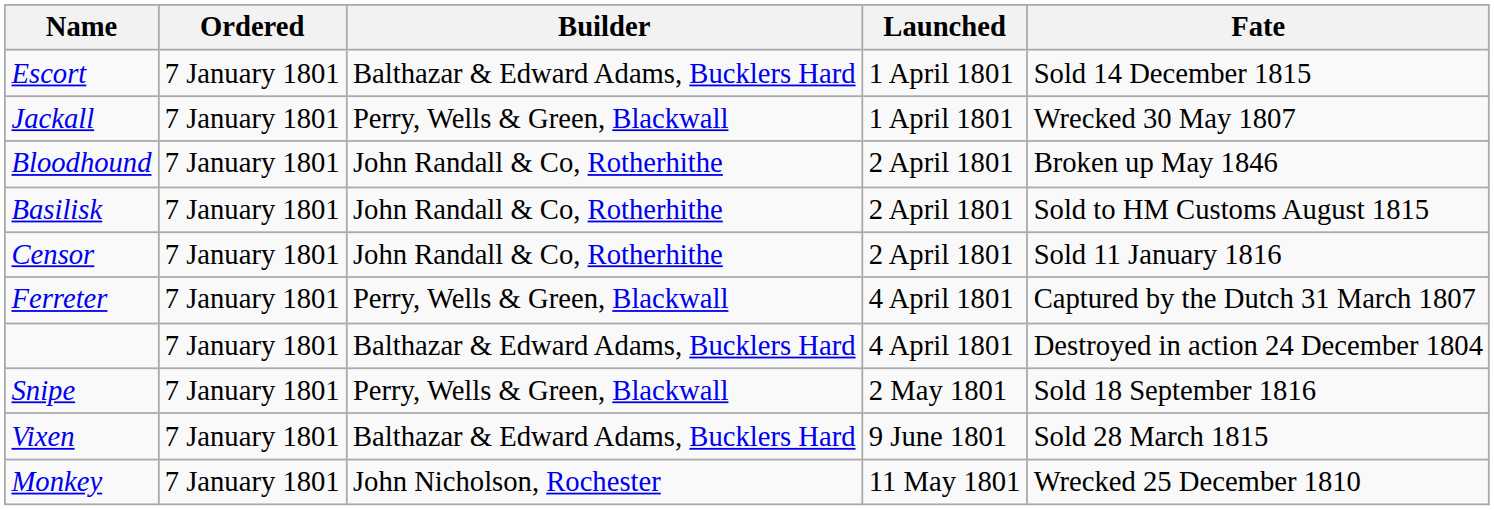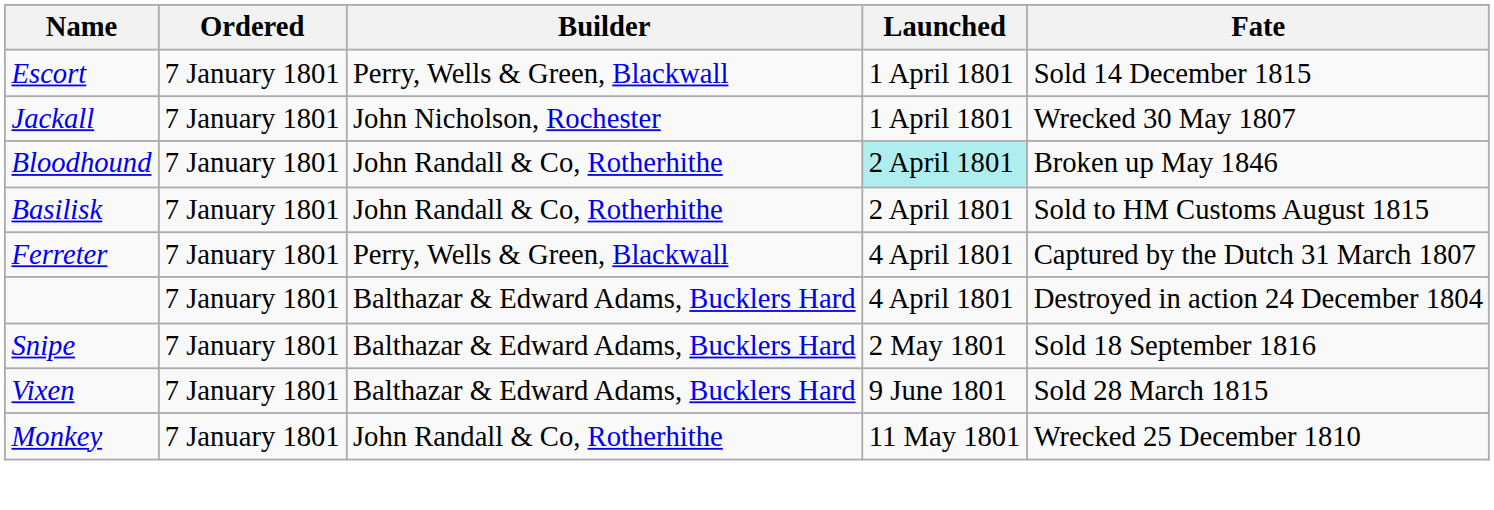(604, 72) Balthazar & Edward Adams, Bucklers Hard -> (541, 72) Perry, Wells & Green, Blackwall
(541, 118) Perry, Wells & Green, Blackwall -> (507, 118) John Nicholson, Rochester
(941, 163) no background -> (941, 163) paleturquoise background
- row: (53, 254)
(541, 390) Perry, Wells & Green, Blackwall -> (604, 345) Balthazar & Edward Adams, Bucklers Hard
(507, 481) John Nicholson, Rochester -> (538, 436) John Randall & Co, Rotherhithe
